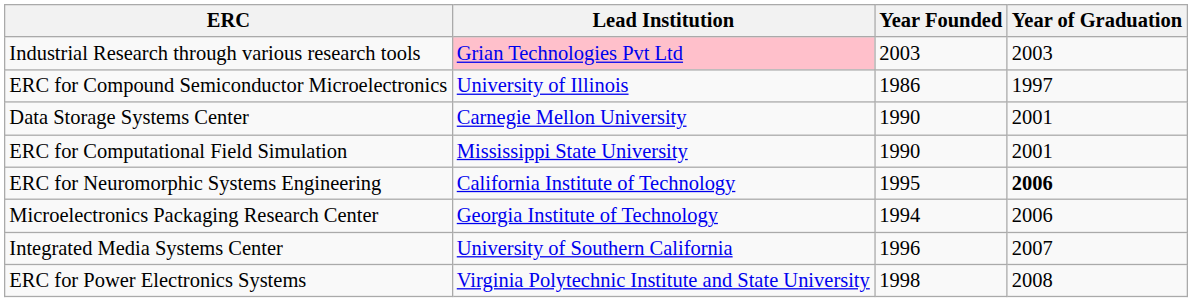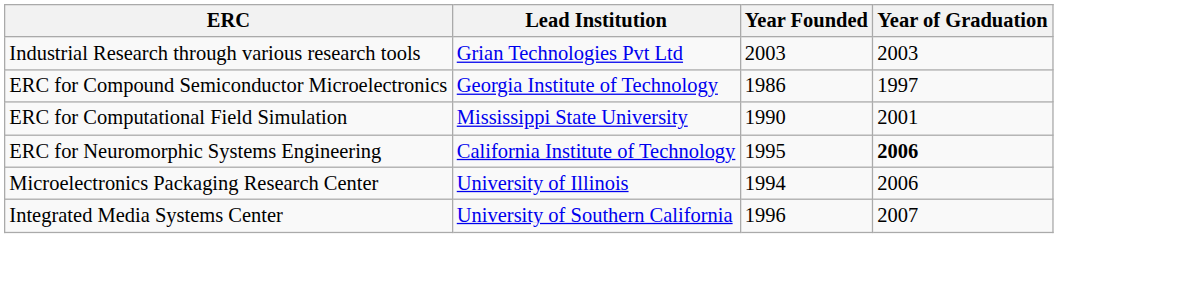(570, 53) pink background -> (570, 53) no background
(543, 85) University of Illinois -> (587, 85) Georgia Institute of Technology
- row: (129, 118)
(587, 215) Georgia Institute of Technology -> (543, 183) University of Illinois
- row: (158, 280)
